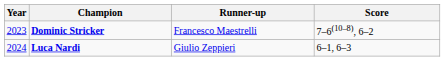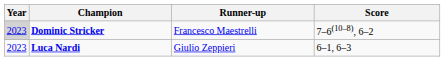(17, 30) no background -> (17, 30) lightgrey background
(17, 48) 2024 -> (17, 48) 2023
